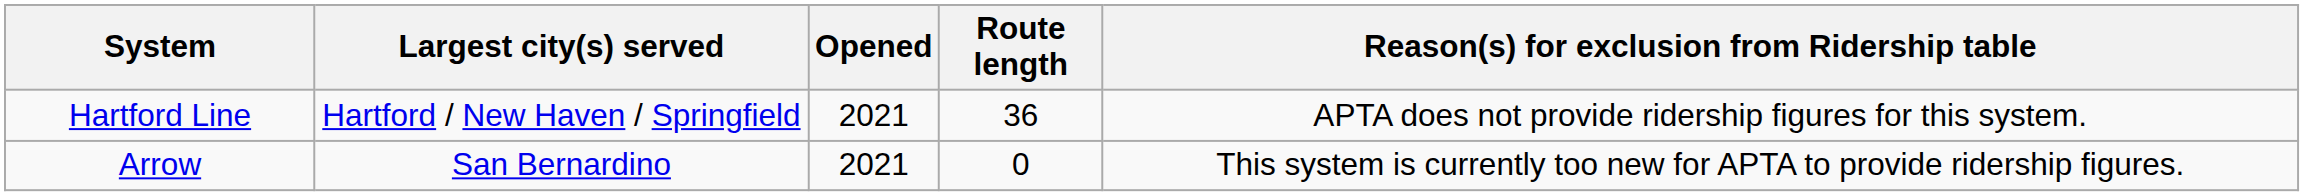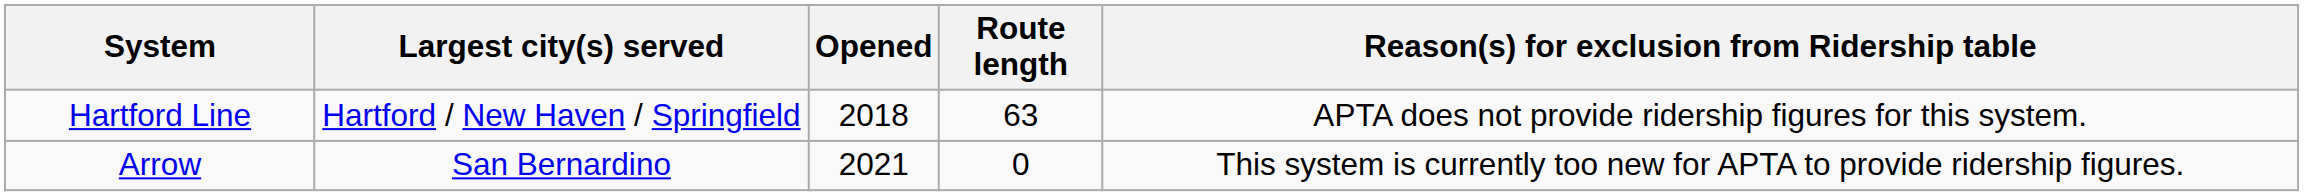(874, 114) 2021 -> (874, 114) 2018
(1021, 114) 36 -> (1021, 114) 63
